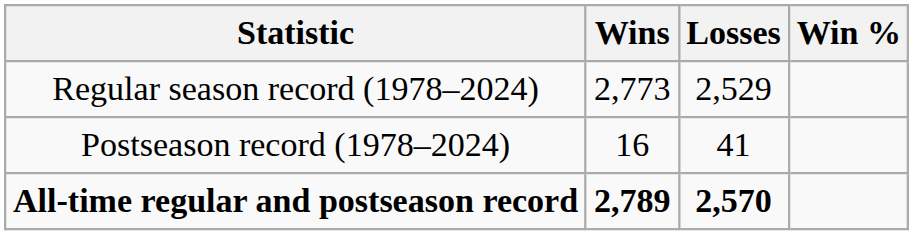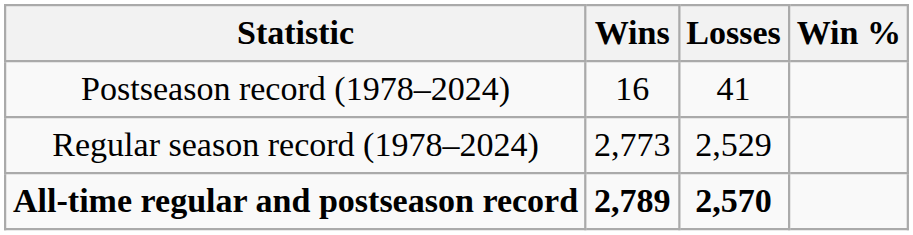rows swapped: (296, 88) <-> (296, 145)
